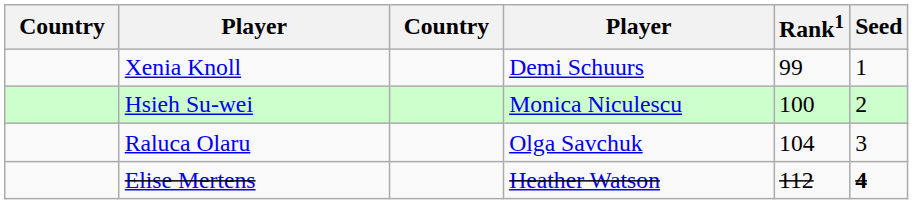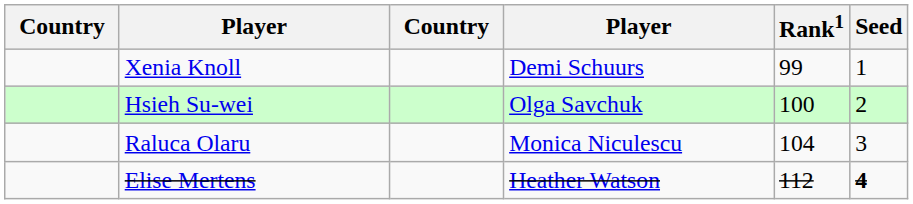(596, 104) Monica Niculescu -> (576, 104) Olga Savchuk
(576, 142) Olga Savchuk -> (596, 142) Monica Niculescu
